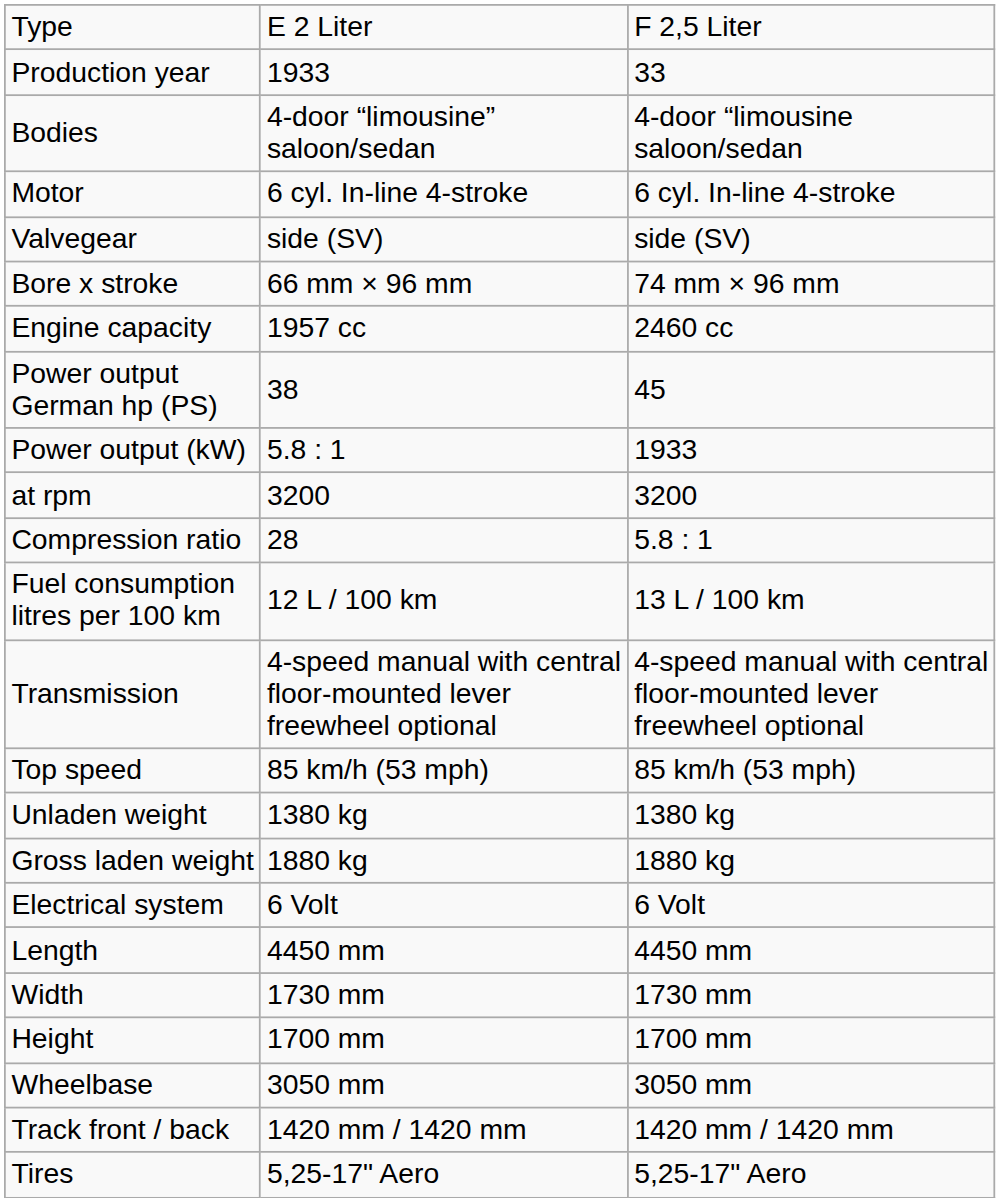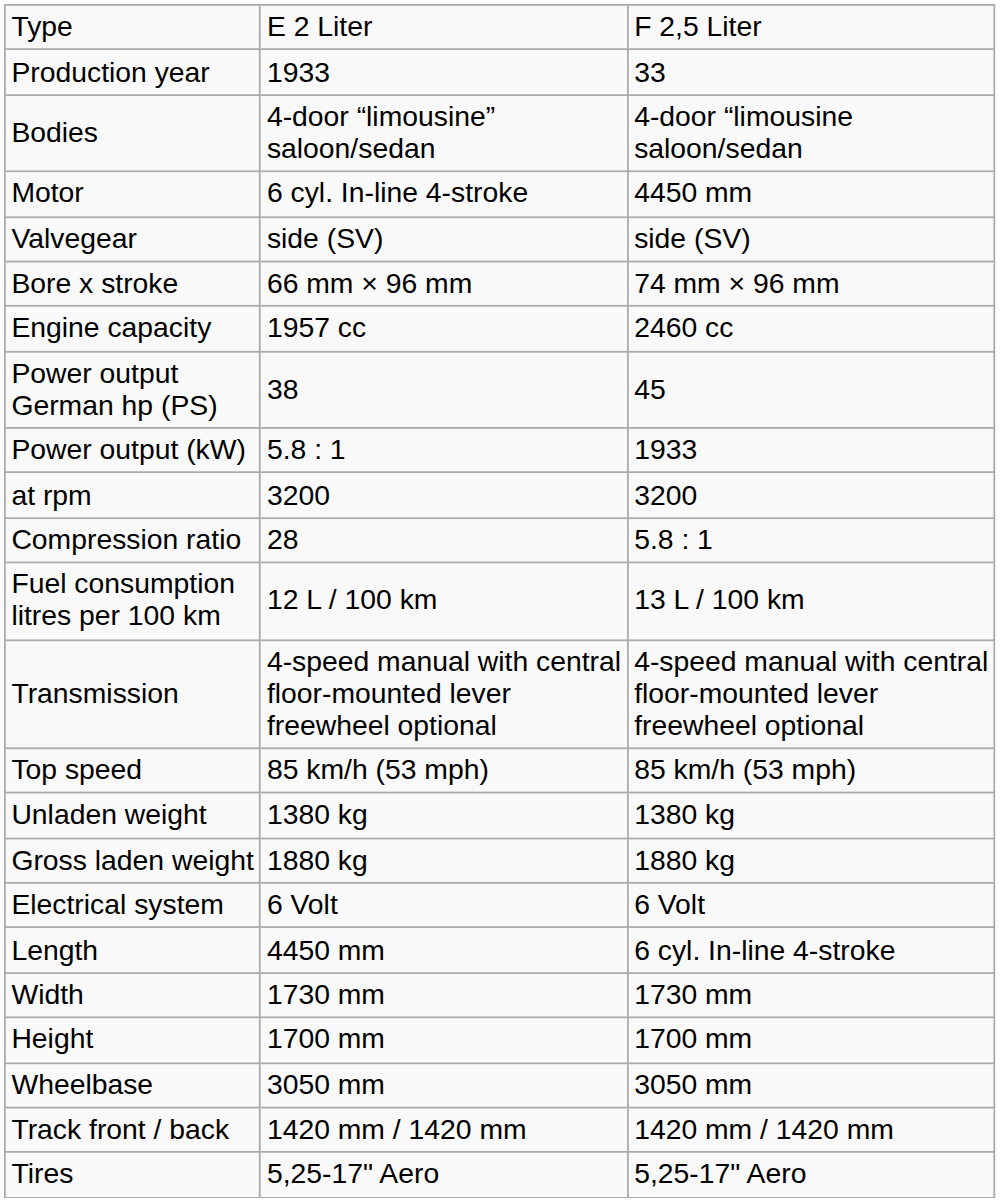(765, 193) 6 cyl. In-line 4-stroke -> (693, 193) 4450 mm
(693, 949) 4450 mm -> (765, 949) 6 cyl. In-line 4-stroke
